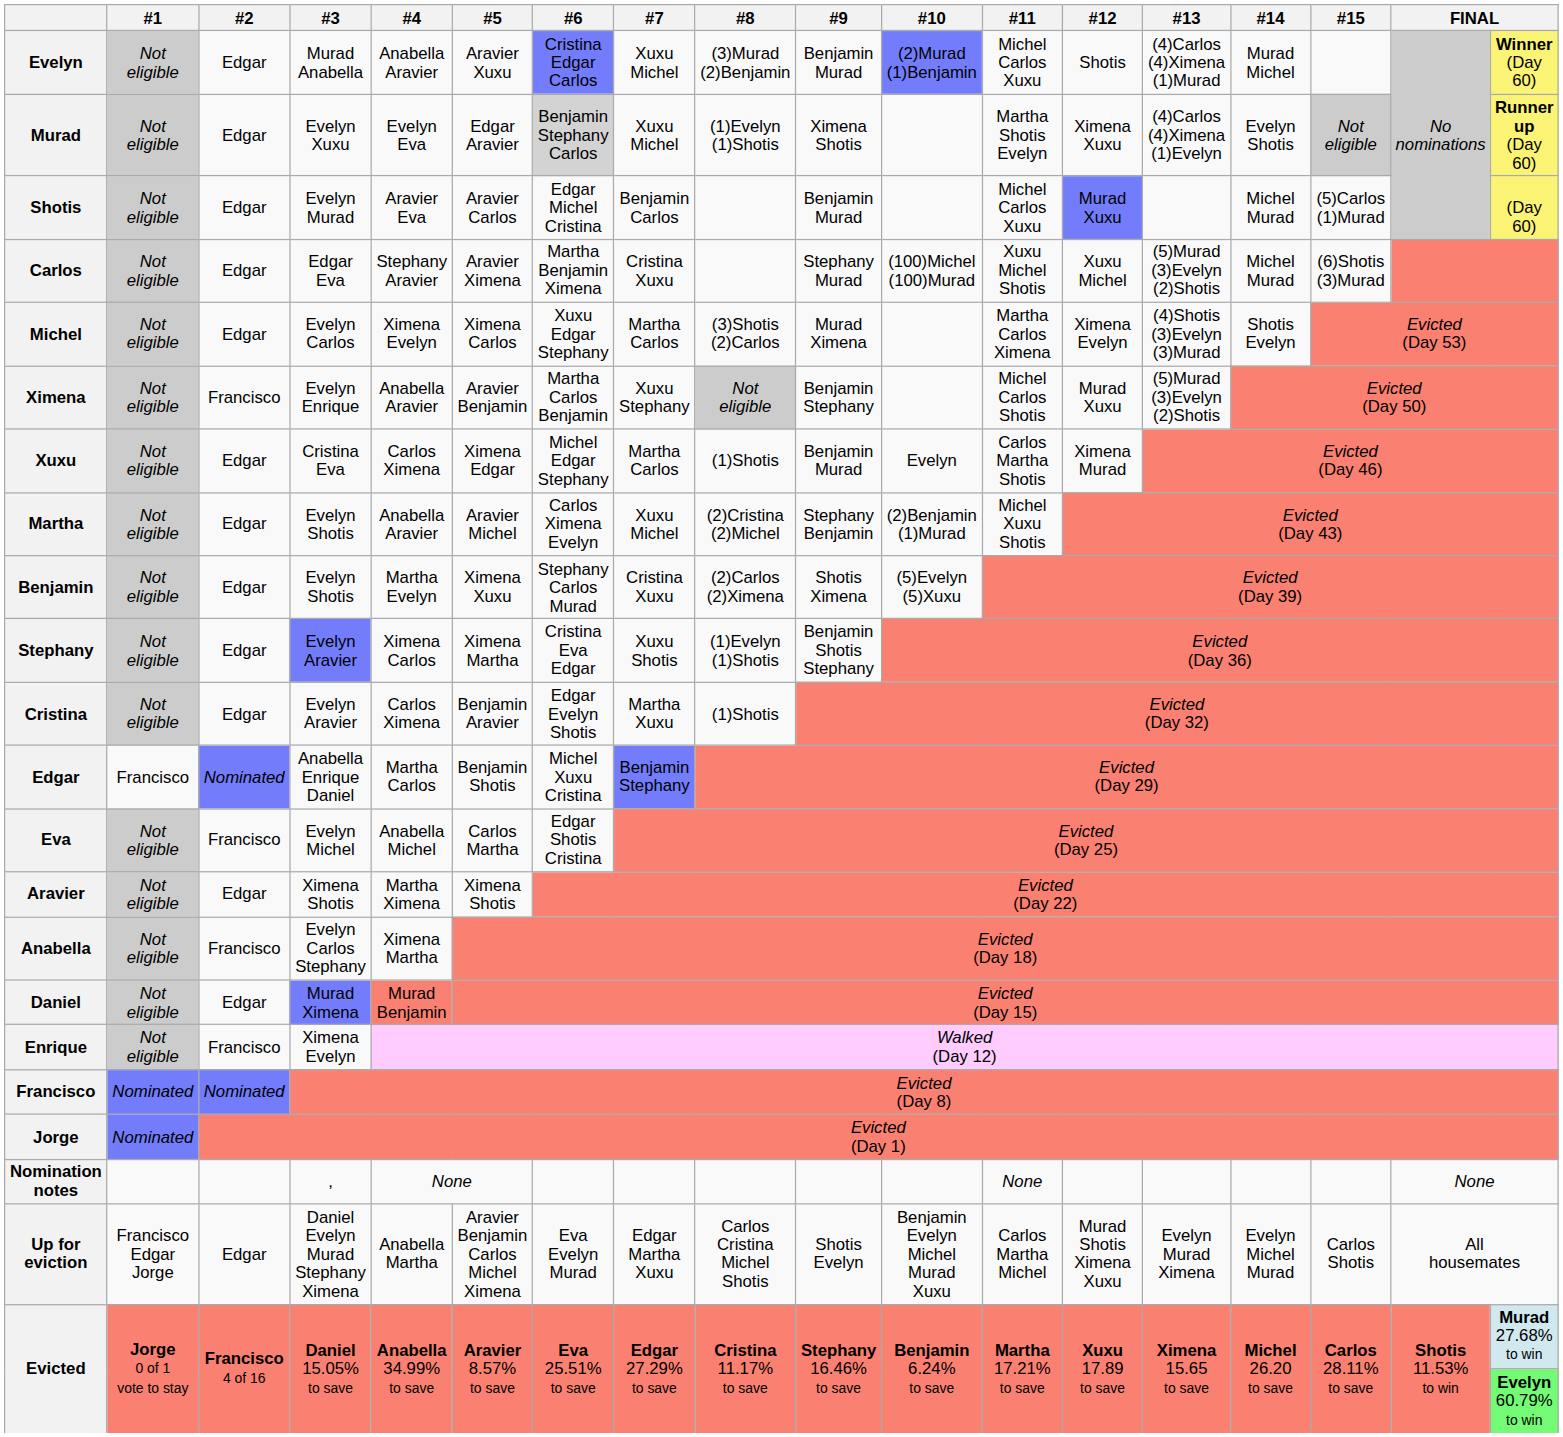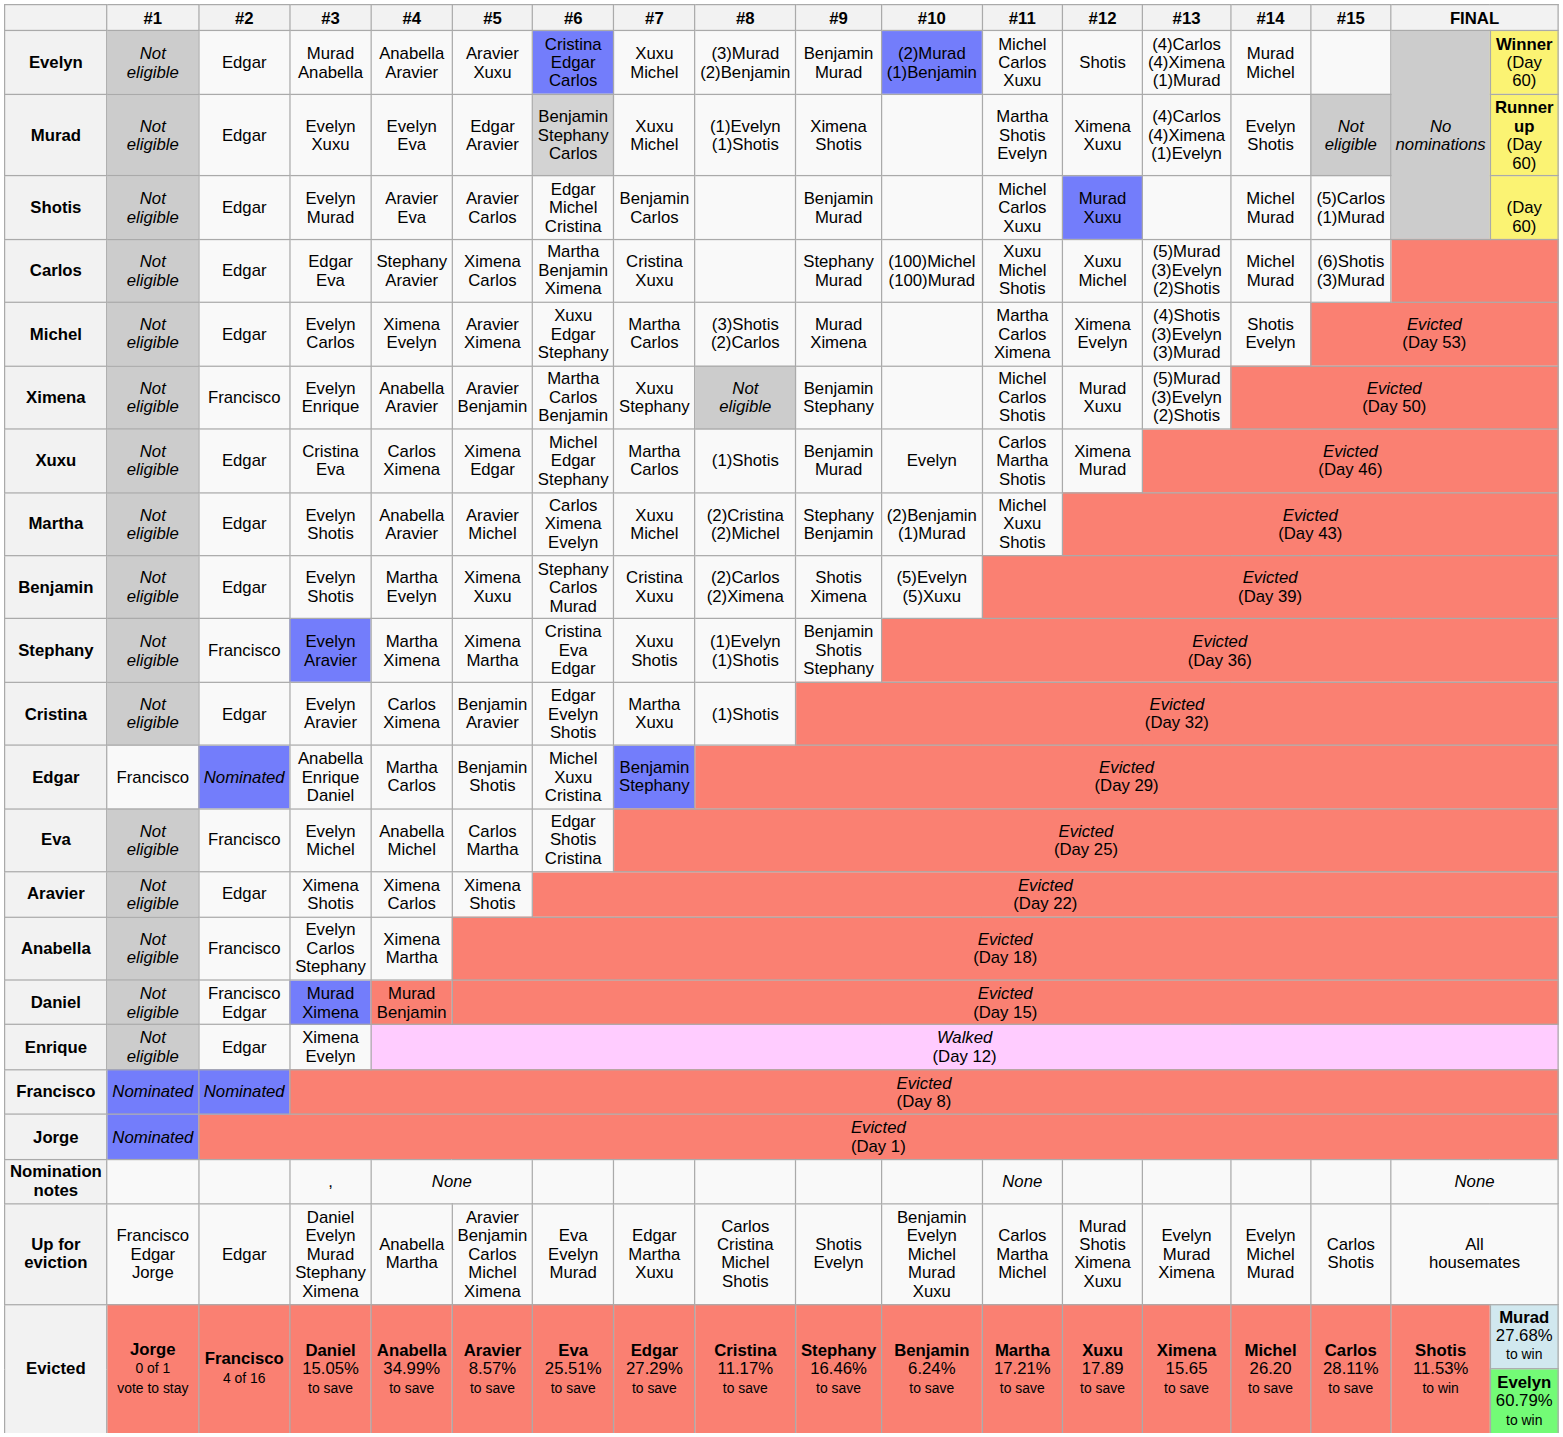(492, 270) Aravier Ximena -> (492, 270) Ximena Carlos
(492, 334) Ximena Carlos -> (492, 334) Aravier Ximena
(244, 650) Edgar -> (244, 650) Francisco
(412, 650) Ximena Carlos -> (412, 650) Martha Ximena
(412, 894) Martha Ximena -> (412, 894) Ximena Carlos
(244, 1002) Edgar -> (244, 1002) Francisco Edgar
(244, 1047) Francisco -> (244, 1047) Edgar
